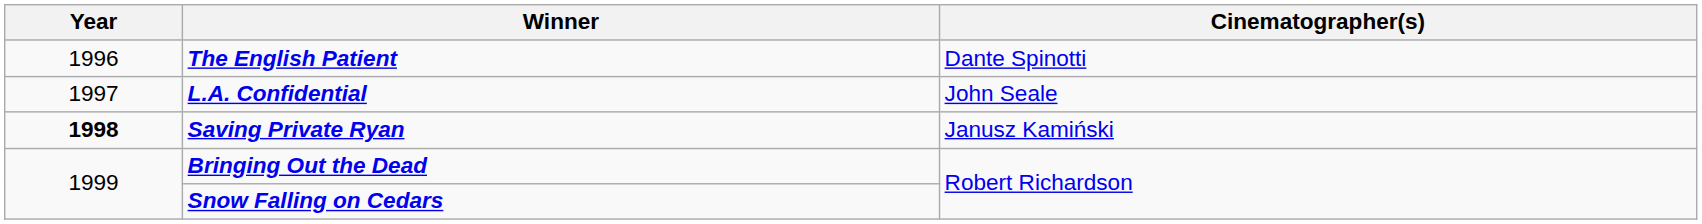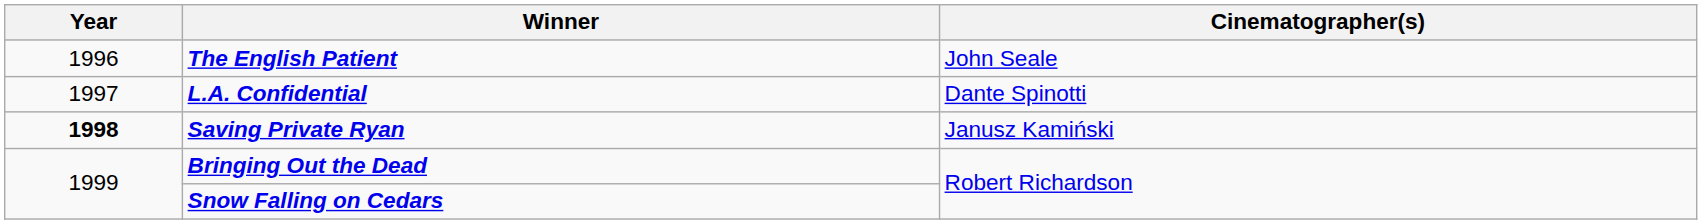(1015, 58) Dante Spinotti -> (1001, 58) John Seale
(1001, 93) John Seale -> (1015, 93) Dante Spinotti
